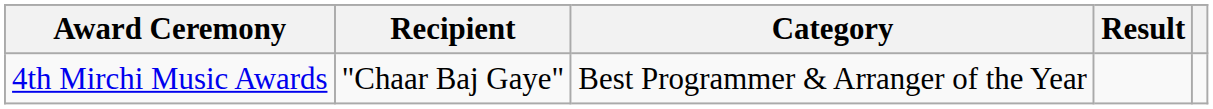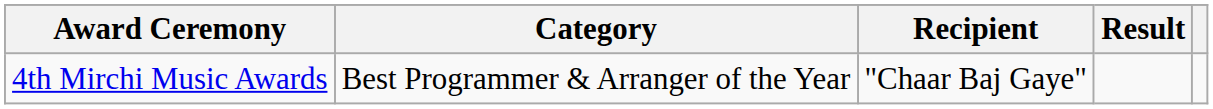columns swapped: (833, 28) <-> (453, 28)
